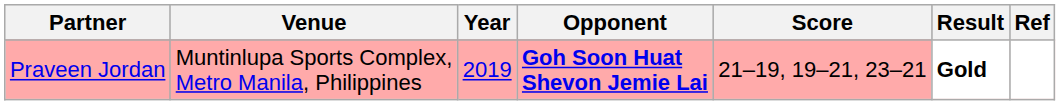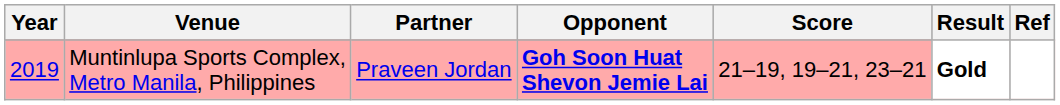columns swapped: (487, 23) <-> (88, 23)
